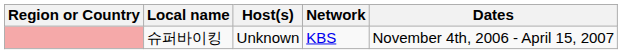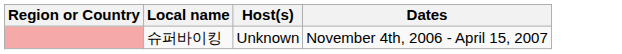- column: (336, 15)
